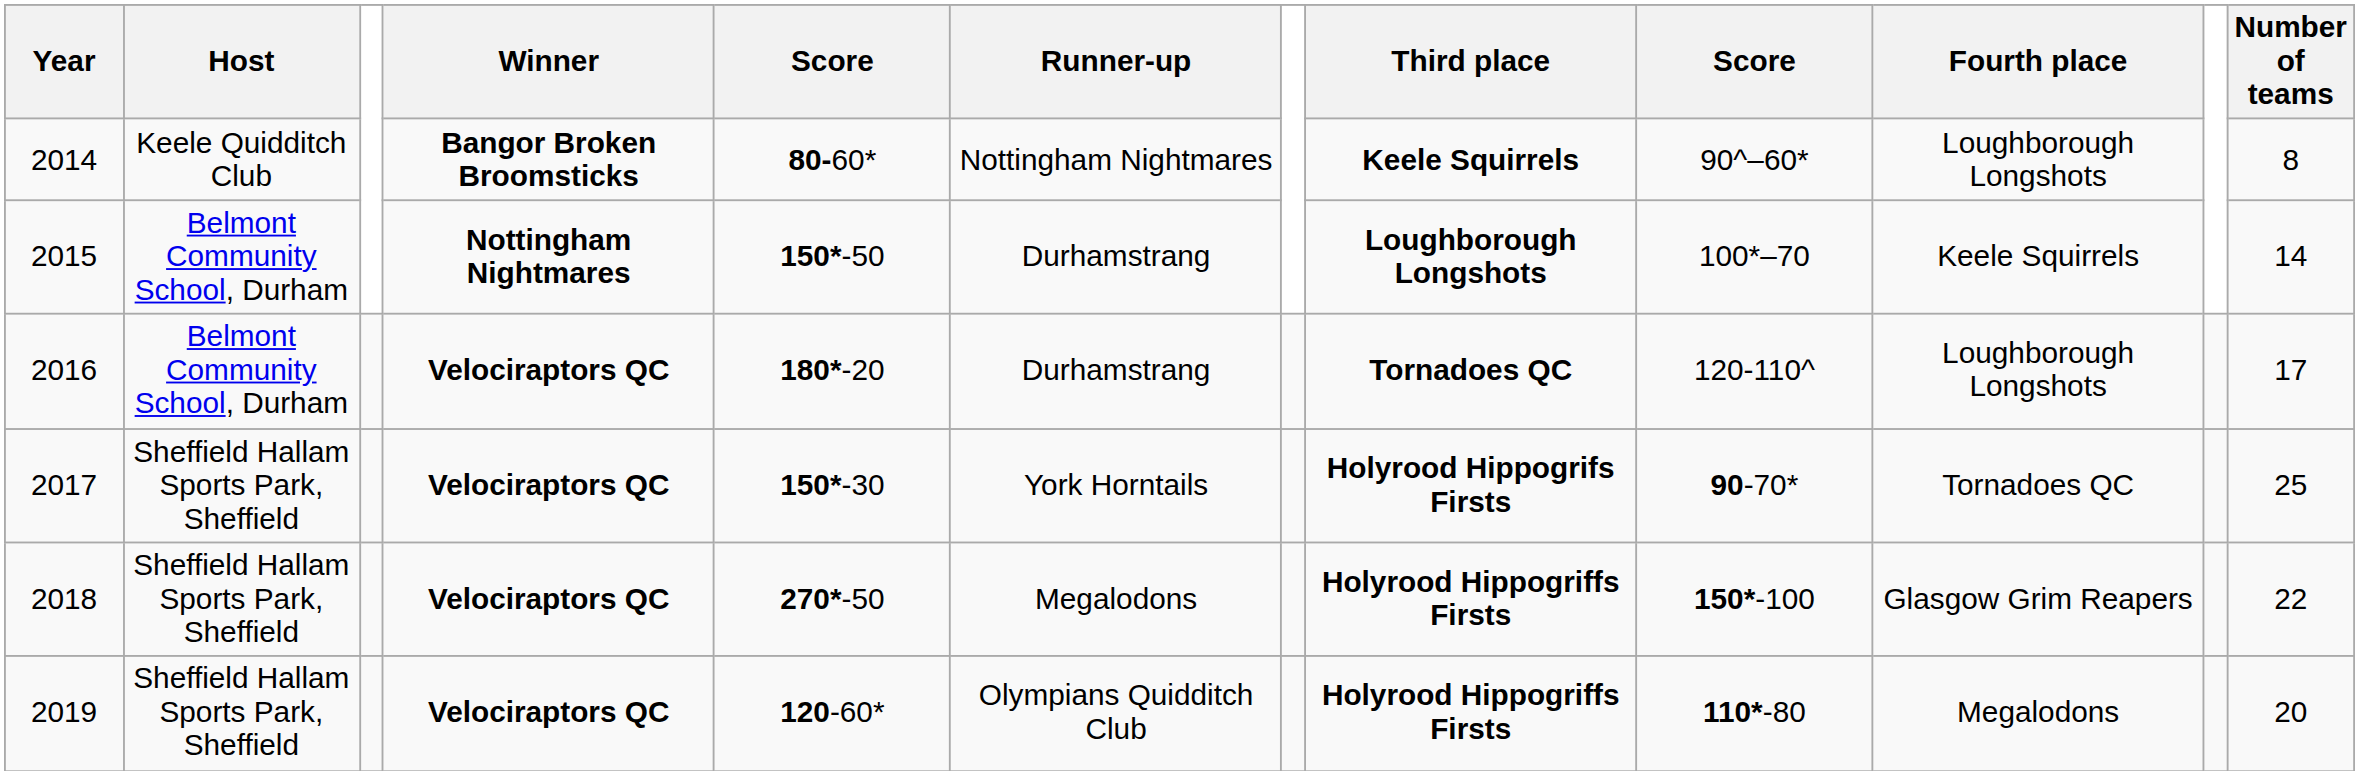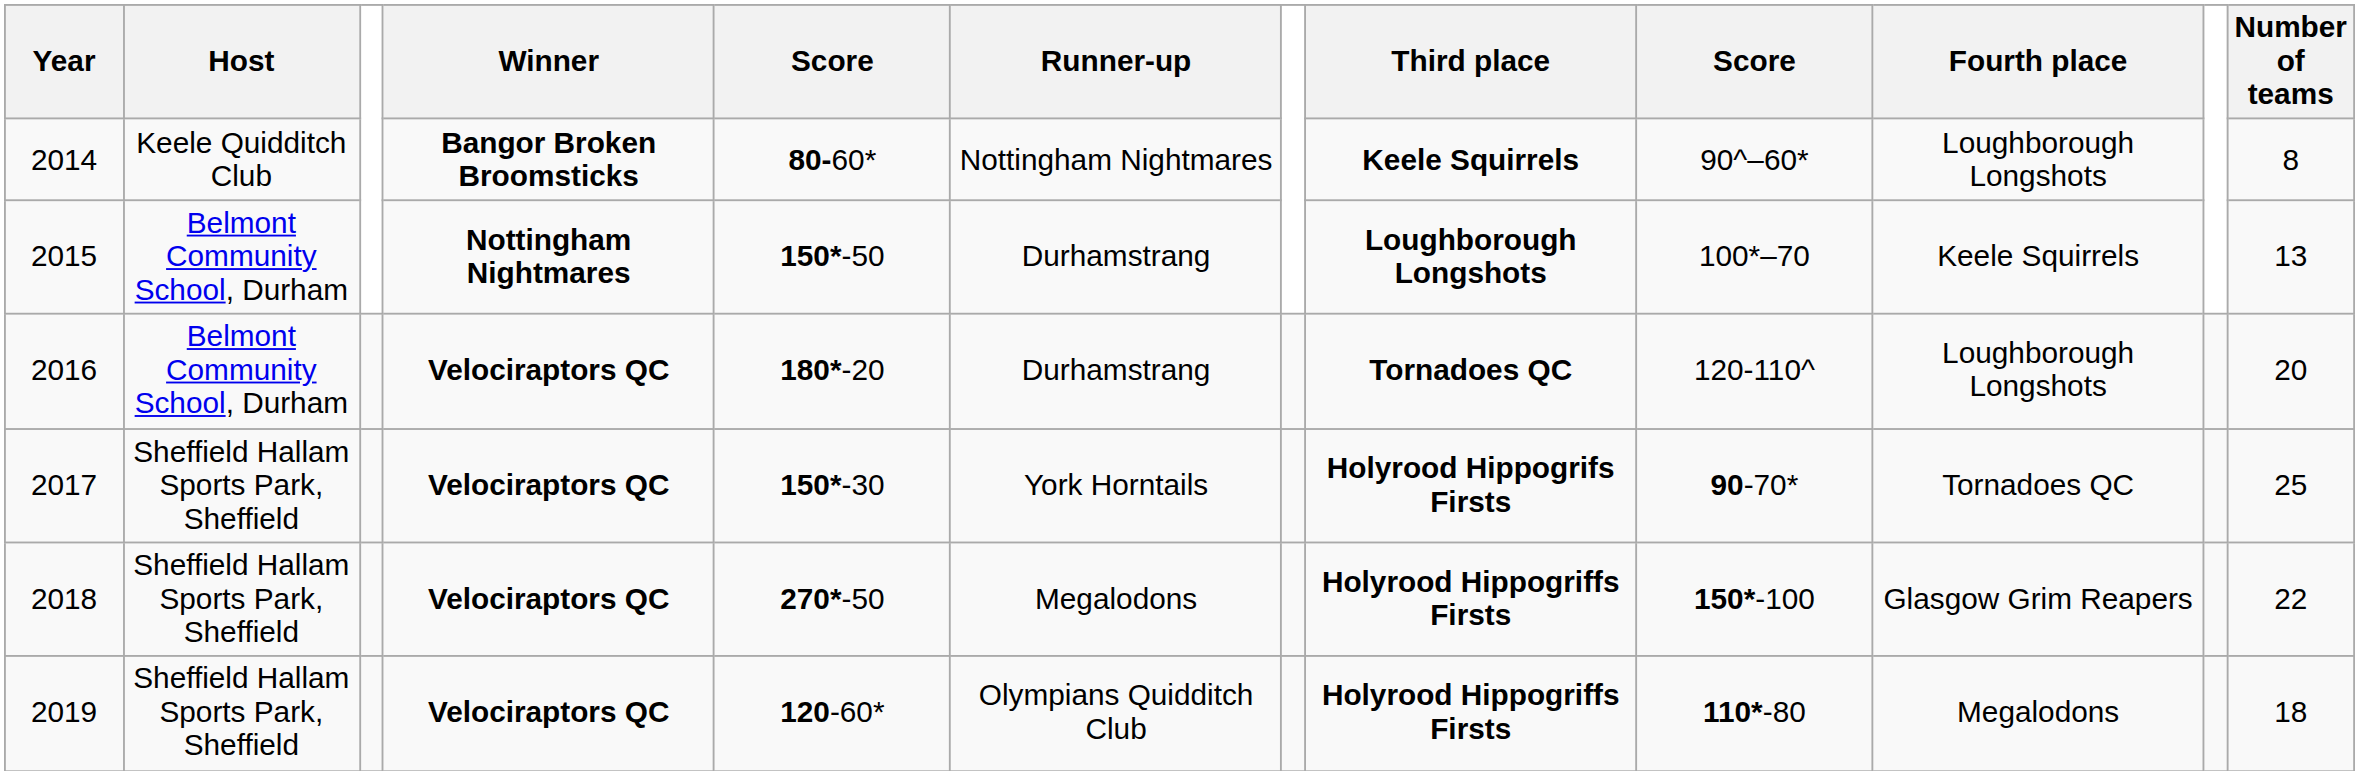(2291, 256) 14 -> (2291, 256) 13
(2291, 370) 17 -> (2291, 370) 20
(2291, 713) 20 -> (2291, 713) 18
